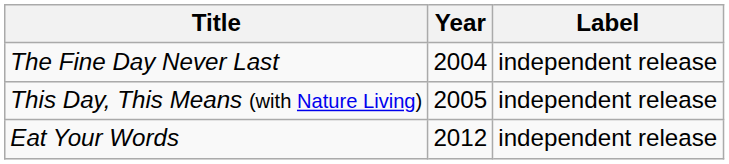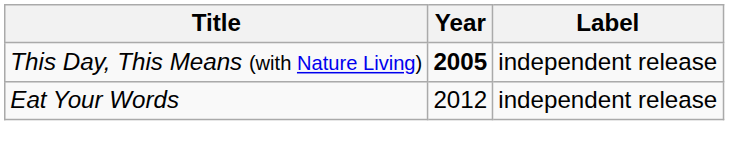- row: (145, 61)
(460, 100) normal -> (460, 61) bold
